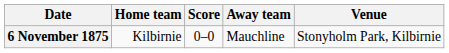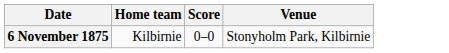- column: (259, 15)
